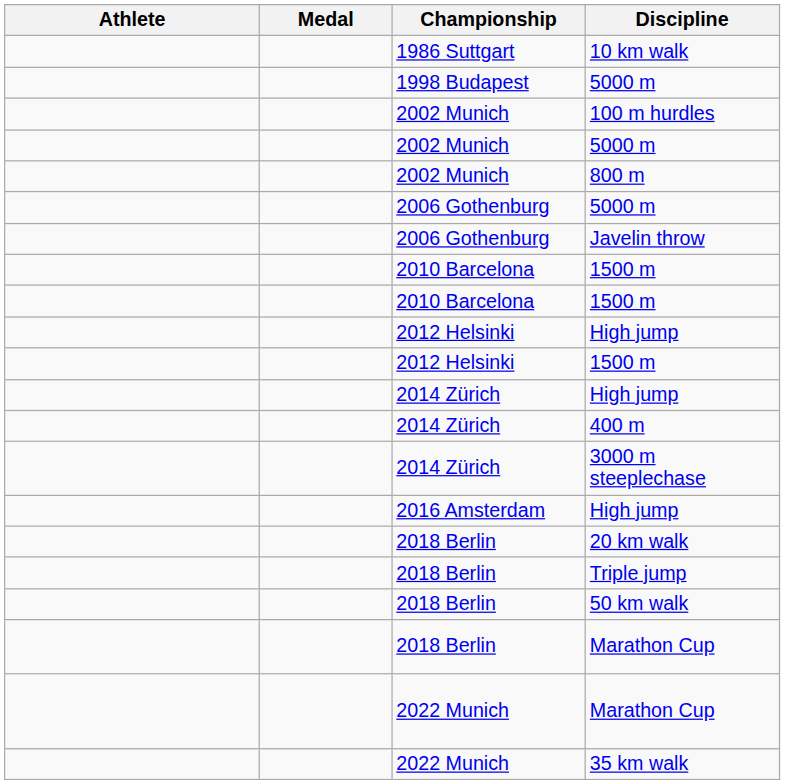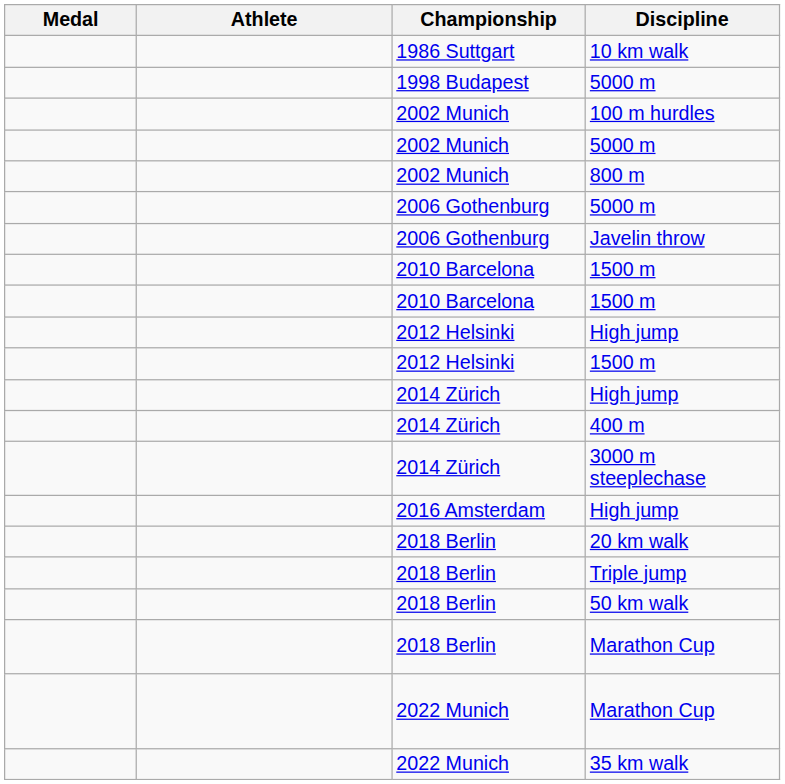columns swapped: (326, 20) <-> (132, 20)
